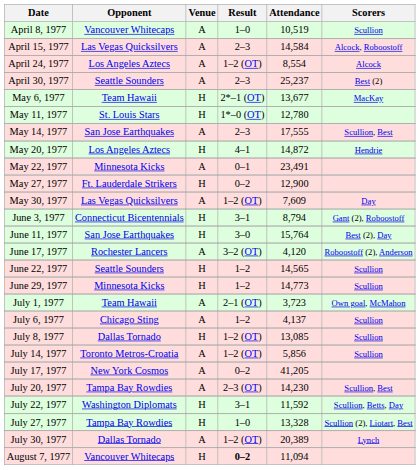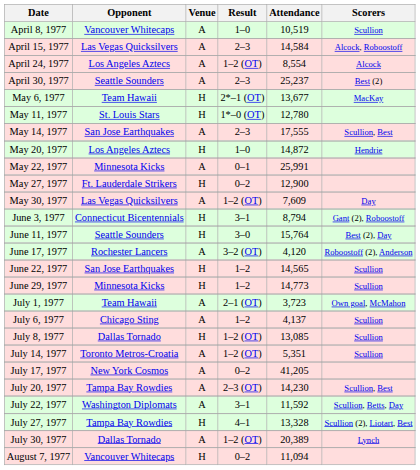(242, 149) 4–1 -> (242, 149) 1–0
(294, 166) 23,491 -> (294, 166) 25,991
(129, 234) San Jose Earthquakes -> (129, 234) Seattle Sounders
(129, 268) Seattle Sounders -> (129, 268) San Jose Earthquakes
(294, 354) 5,856 -> (294, 354) 5,351
(202, 405) H -> (202, 405) A
(242, 422) 1–0 -> (242, 422) 4–1
(242, 456) bold -> (242, 456) normal
